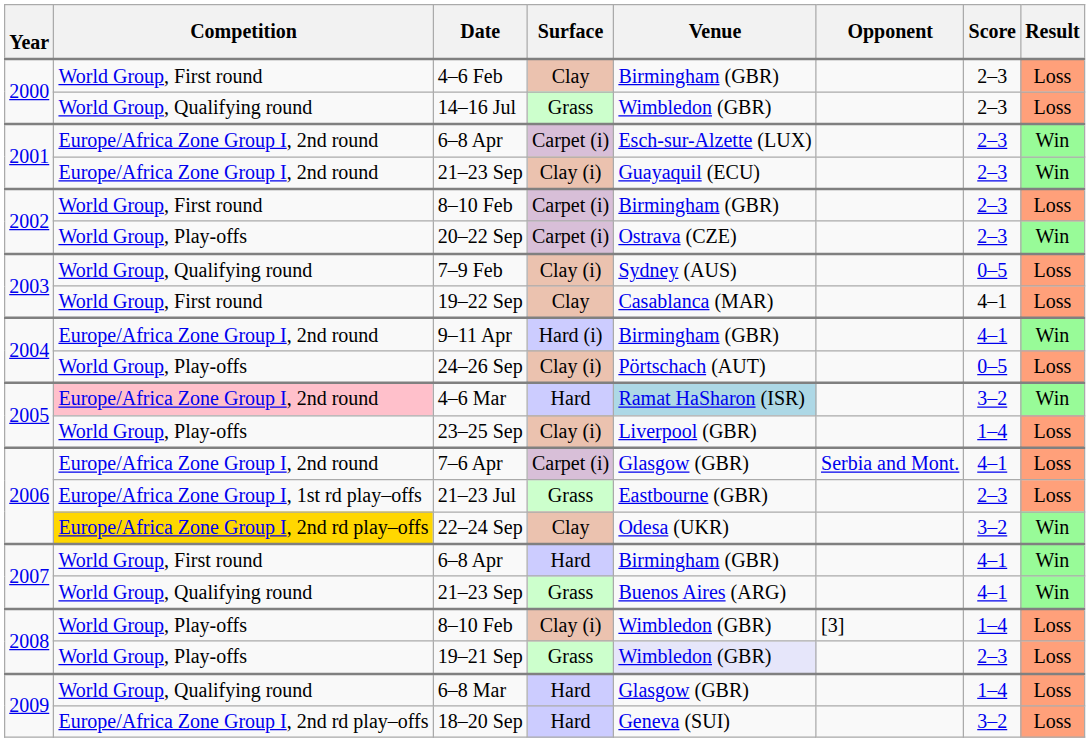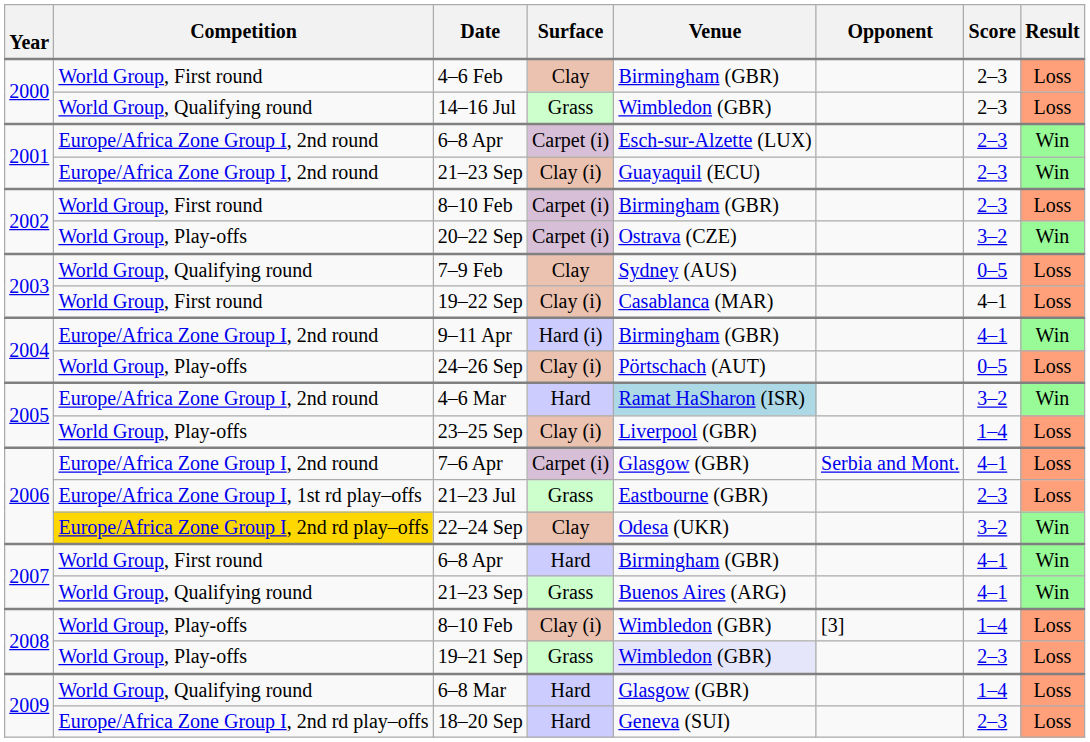(992, 236) 2–3 -> (992, 236) 3–2
(571, 269) Clay (i) -> (571, 269) Clay
(571, 301) Clay -> (571, 301) Clay (i)
(218, 399) pink background -> (218, 399) no background
(992, 721) 3–2 -> (992, 721) 2–3
